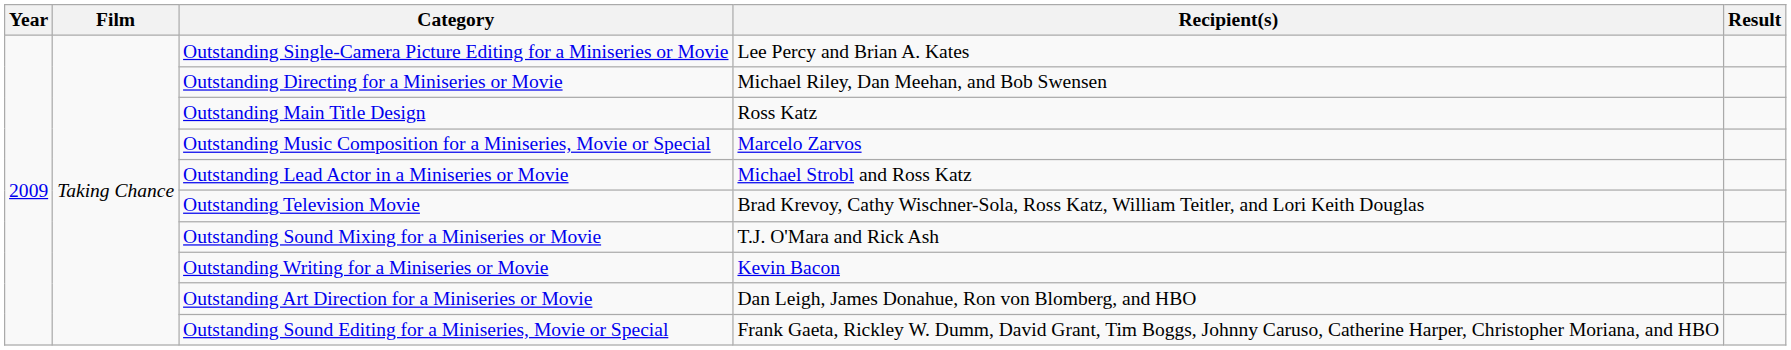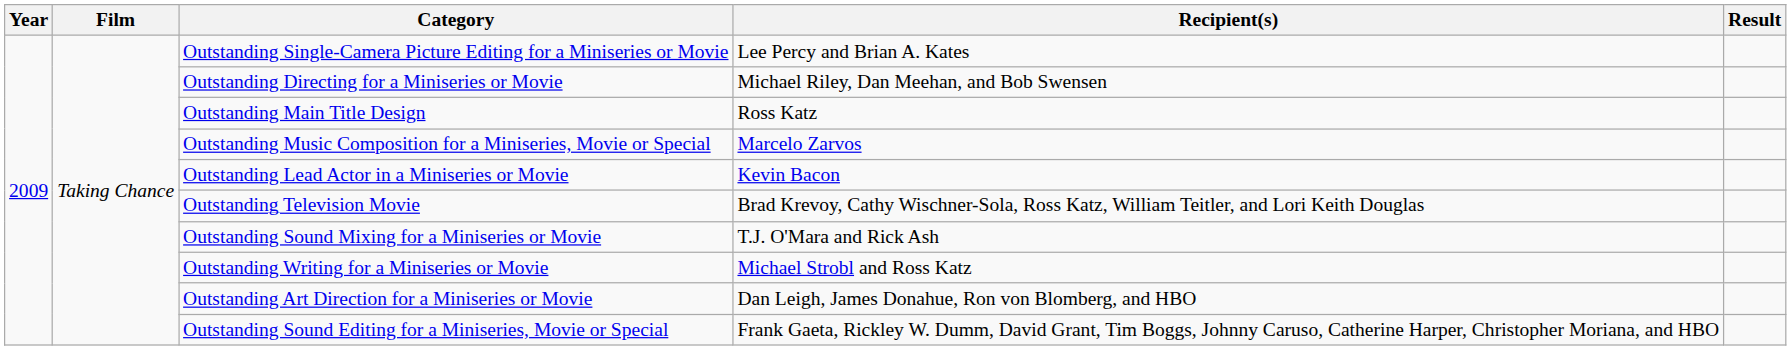(855, 174) Michael Strobl and Ross Katz -> (789, 174) Kevin Bacon
(789, 267) Kevin Bacon -> (855, 267) Michael Strobl and Ross Katz
